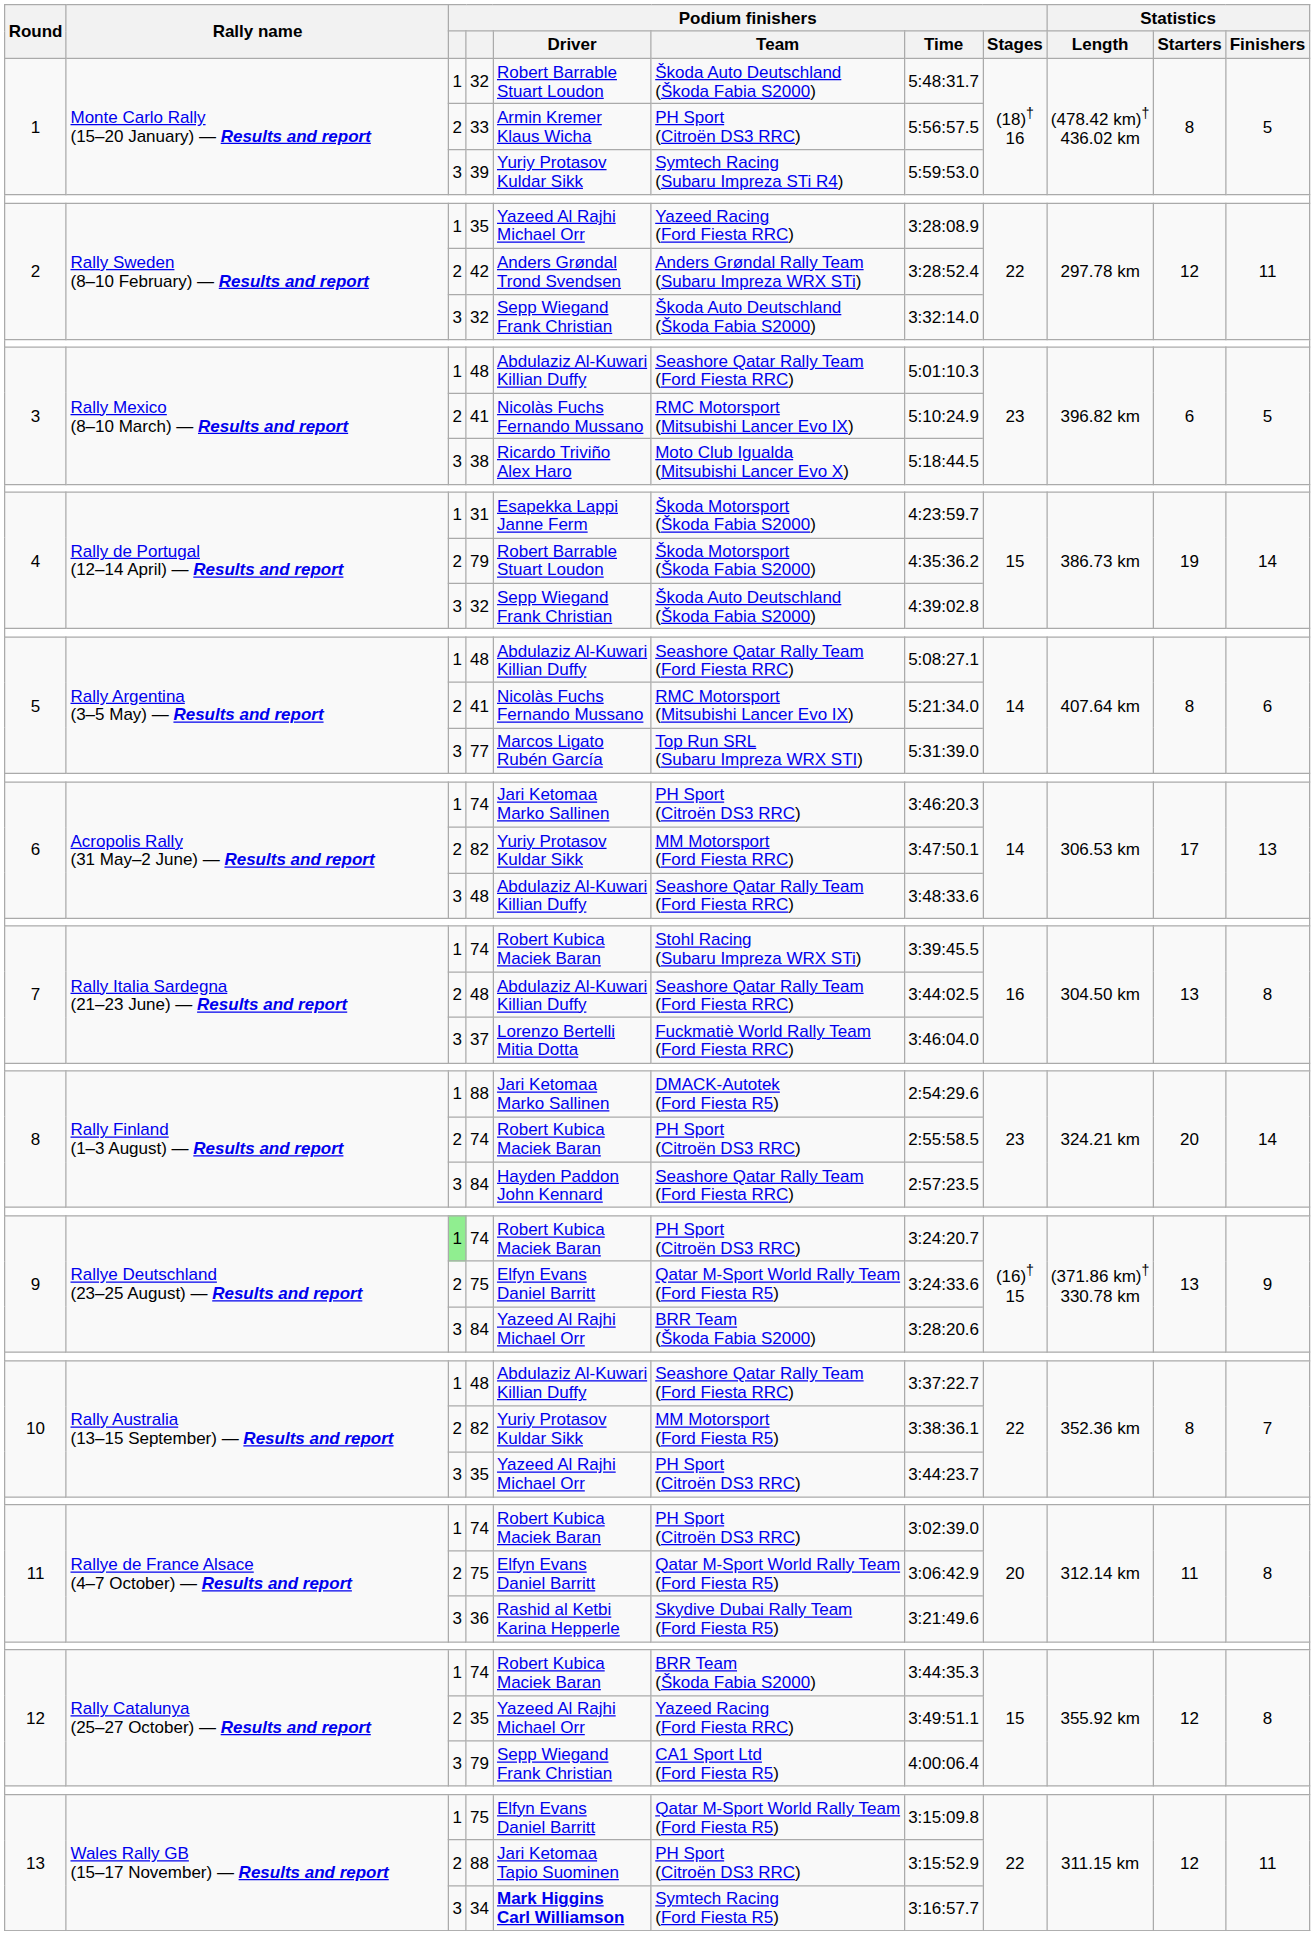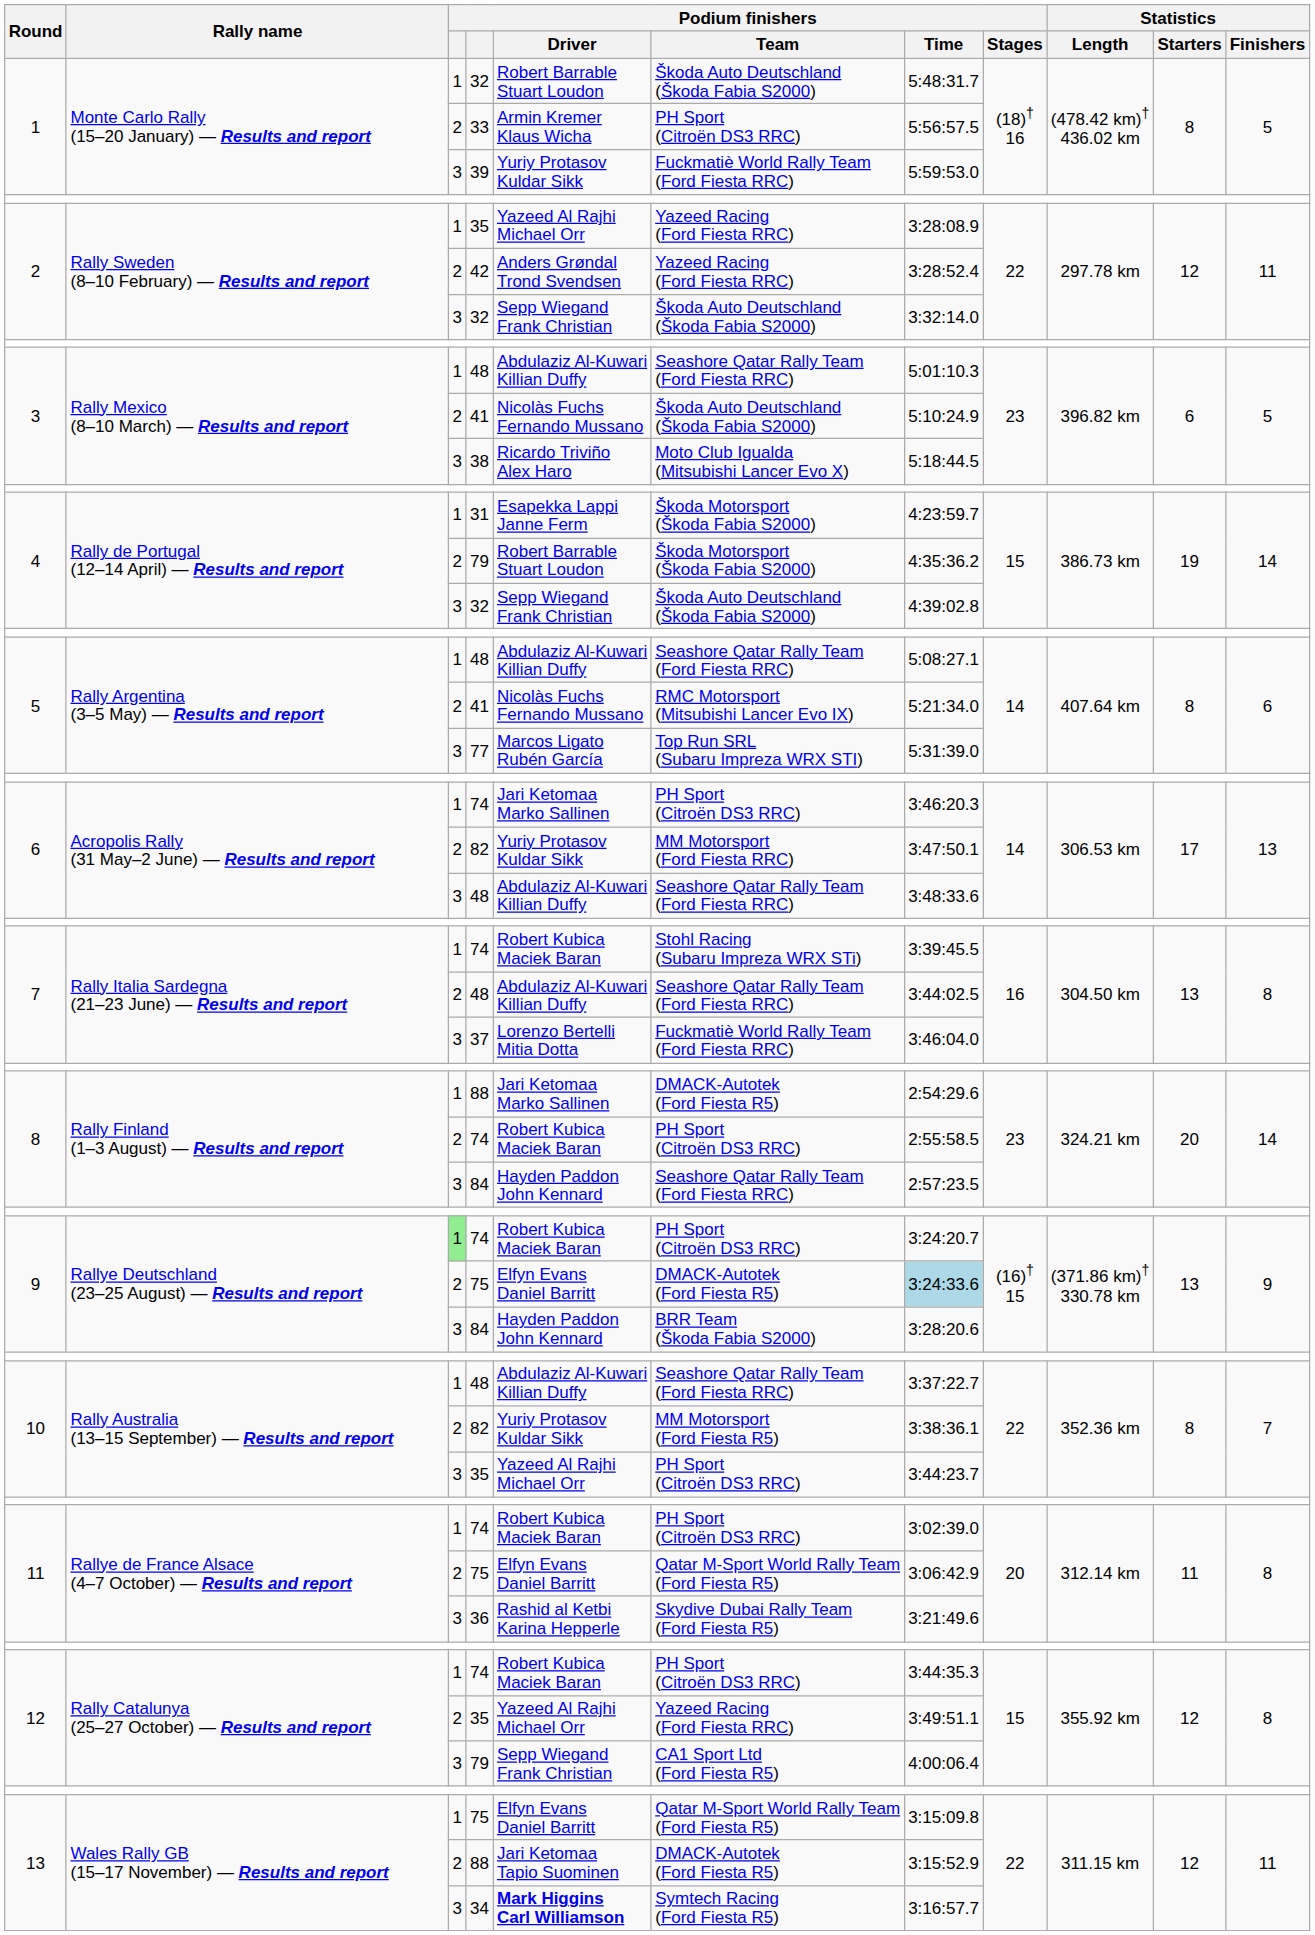(749, 172) Symtech Racing (Subaru Impreza STi R4) -> (763, 172) Fuckmatiè World Rally Team (Ford Fiesta RRC)
(759, 271) Anders Grøndal Rally Team (Subaru Impreza WRX STi) -> (725, 271) Yazeed Racing (Ford Fiesta RRC)
(754, 416) RMC Motorsport (Mitsubishi Lancer Evo IX) -> (748, 416) Škoda Auto Deutschland (Škoda Fabia S2000)
(778, 1284) Qatar M-Sport World Rally Team (Ford Fiesta R5) -> (718, 1284) DMACK-Autotek (Ford Fiesta R5)
(944, 1284) no background -> (944, 1284) lightblue background
(556, 1329) Yazeed Al Rajhi Michael Orr -> (558, 1329) Hayden Paddon John Kennard
(736, 1672) BRR Team (Škoda Fabia S2000) -> (728, 1672) PH Sport (Citroën DS3 RRC)
(728, 1862) PH Sport (Citroën DS3 RRC) -> (718, 1862) DMACK-Autotek (Ford Fiesta R5)
